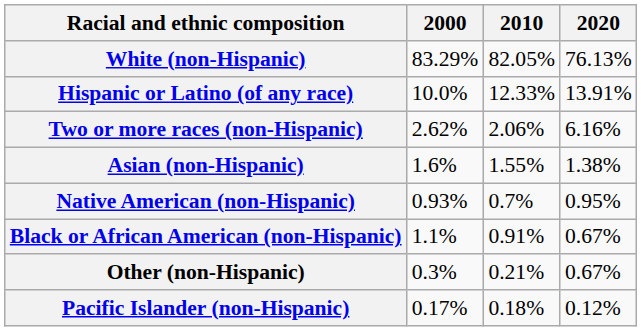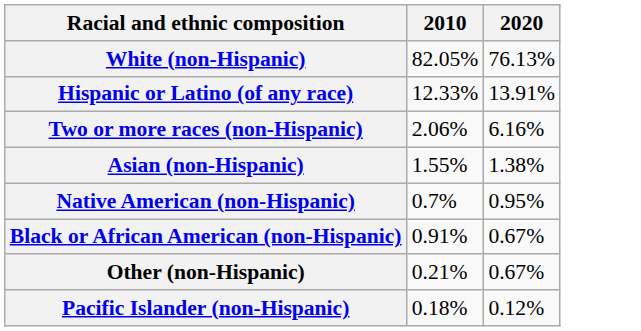- column: (445, 22)
